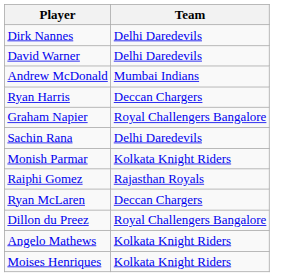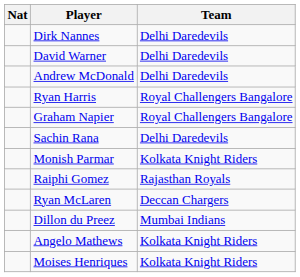+ column: (17, 14)
(156, 76) Mumbai Indians -> (184, 76) Delhi Daredevils
(158, 96) Deccan Chargers -> (216, 96) Royal Challengers Bangalore
(190, 220) Royal Challengers Bangalore -> (183, 220) Mumbai Indians
